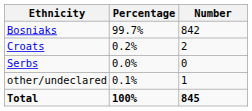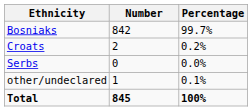columns swapped: (213, 13) <-> (144, 13)
